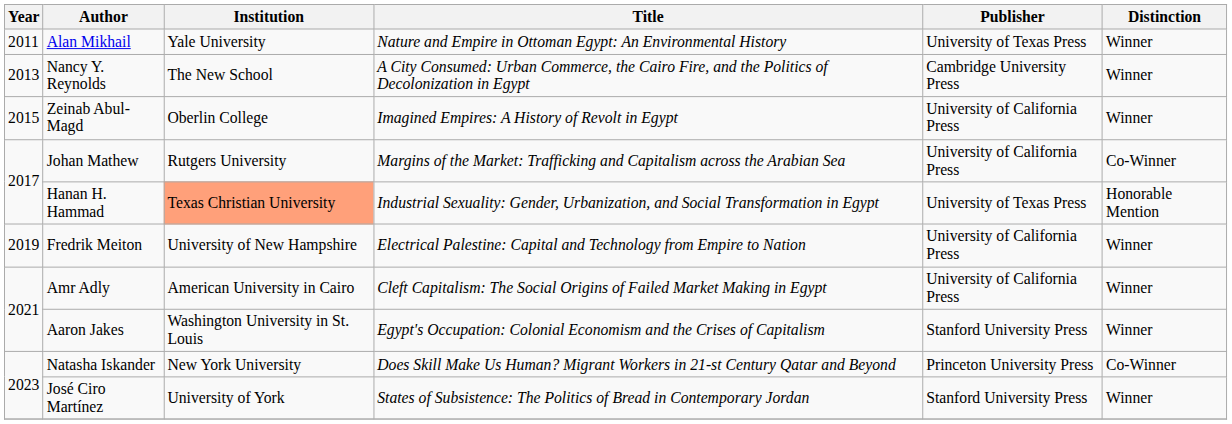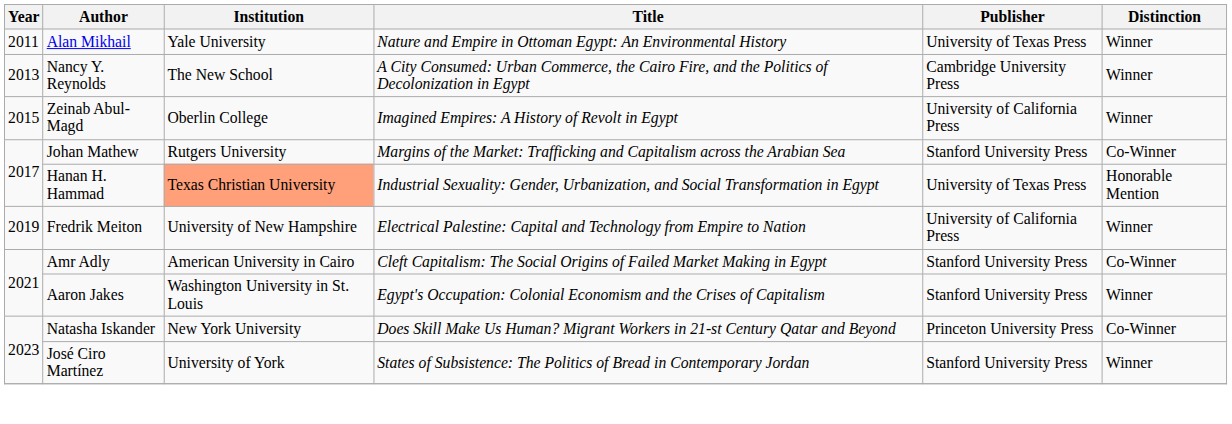(1002, 160) University of California Press -> (1007, 151) Stanford University Press
(1002, 288) University of California Press -> (1007, 261) Stanford University Press
(1129, 288) Winner -> (1141, 261) Co-Winner
